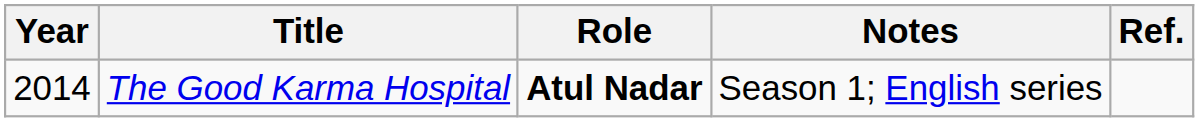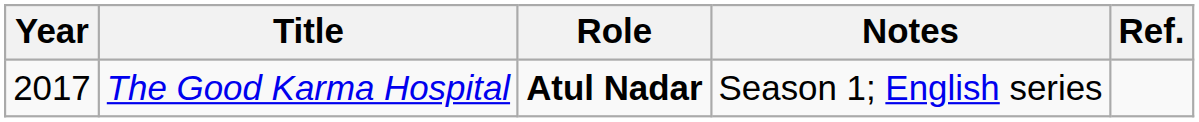(52, 87) 2014 -> (52, 87) 2017
